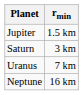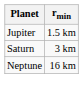- row: (22, 65)
